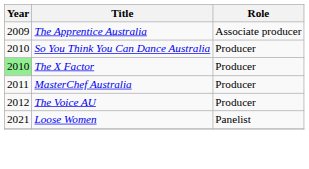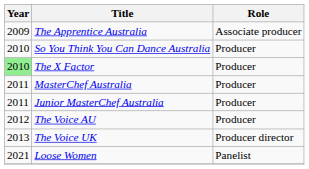+ row: (99, 102)
+ row: (66, 137)
